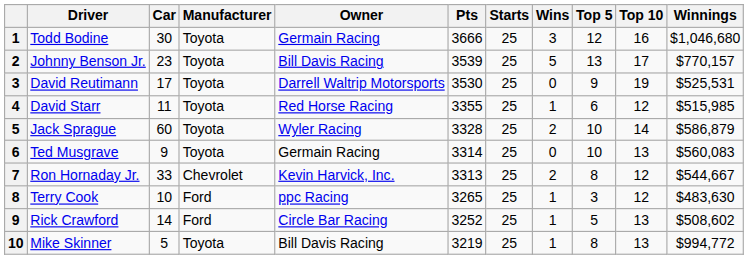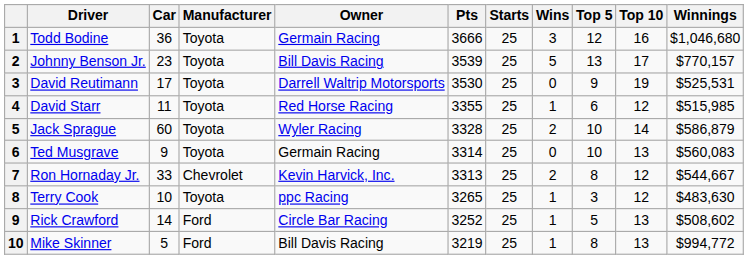(164, 39) 30 -> (164, 39) 36
(197, 198) Ford -> (203, 198) Toyota
(203, 243) Toyota -> (197, 243) Ford
